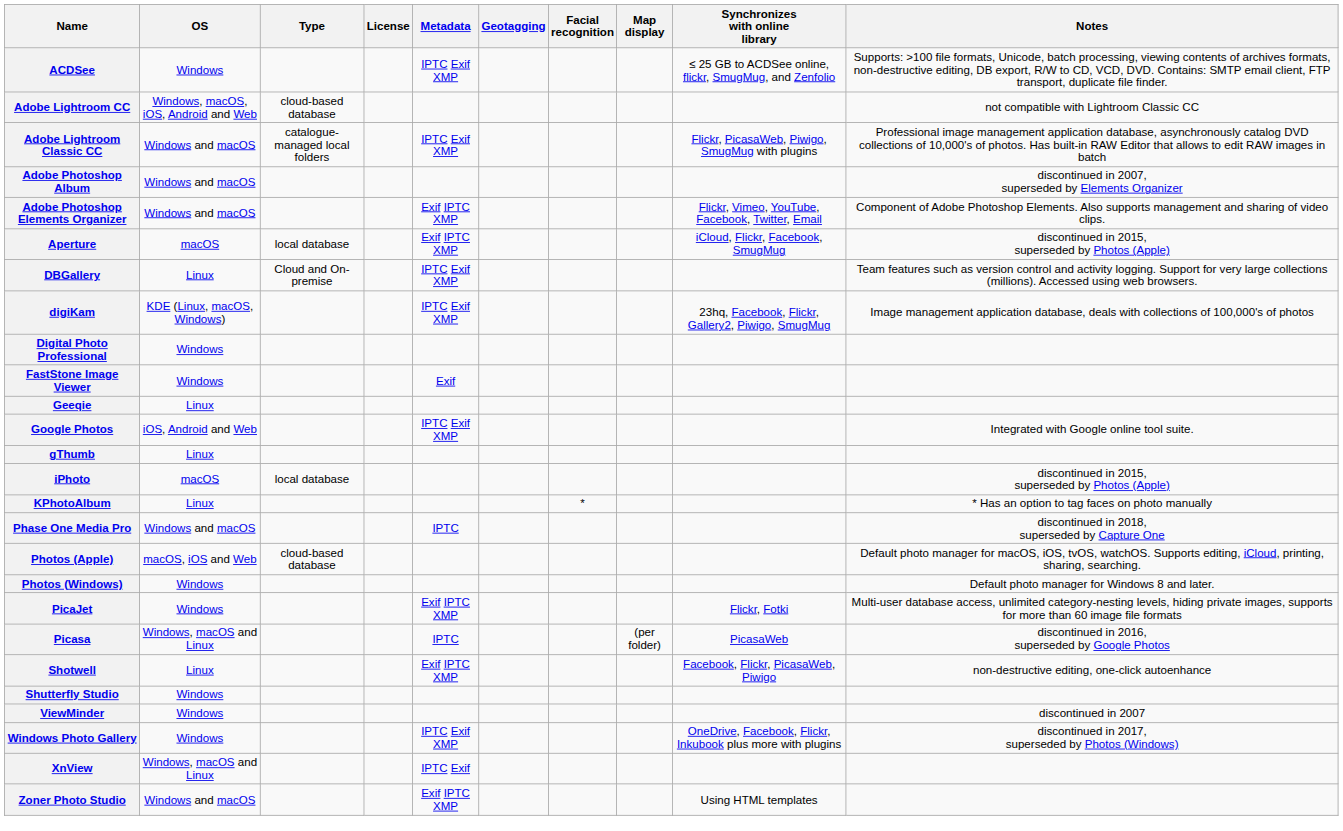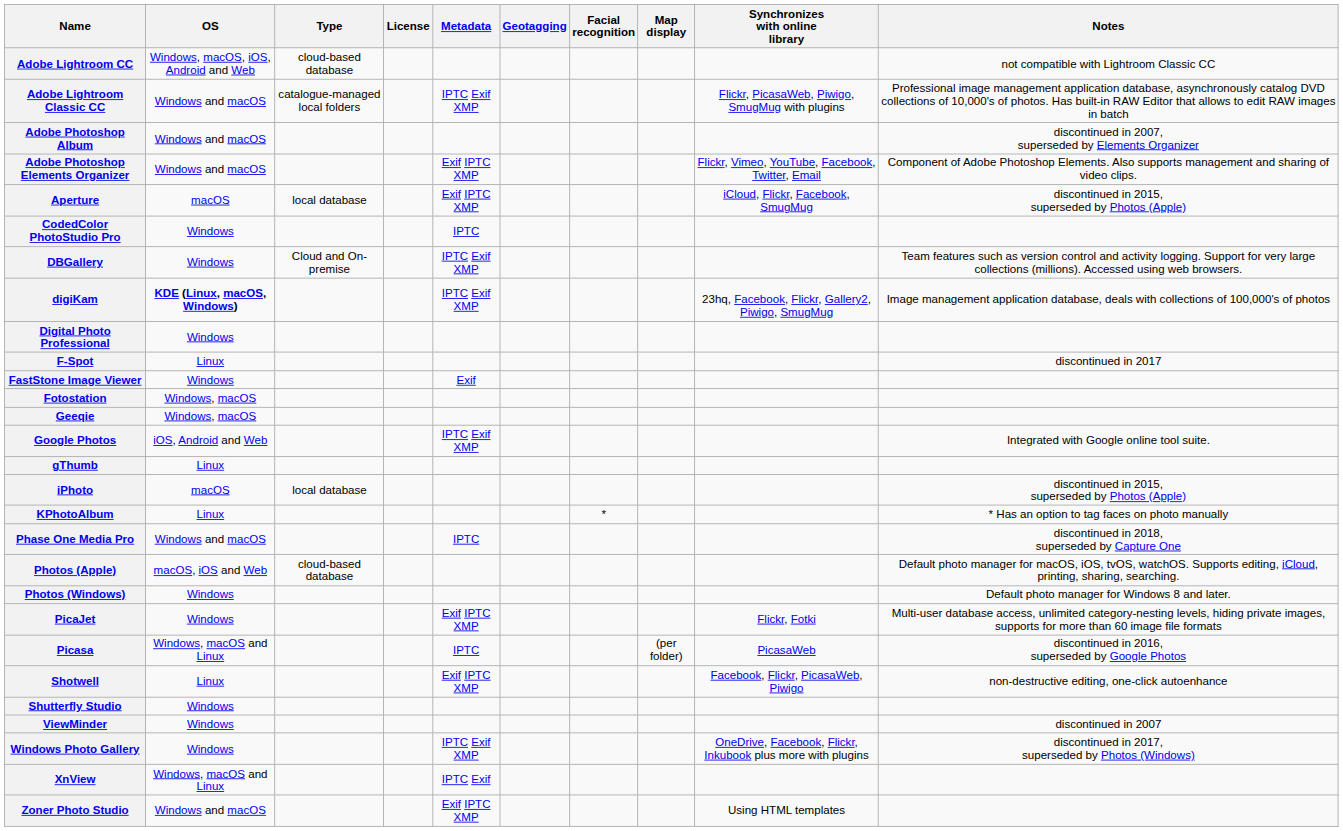- row: (72, 70)
+ row: (75, 231)
(200, 275) Linux -> (210, 262) Windows
(200, 312) normal -> (210, 299) bold
+ row: (75, 361)
+ row: (75, 398)
(200, 405) Linux -> (210, 416) Windows, macOS
